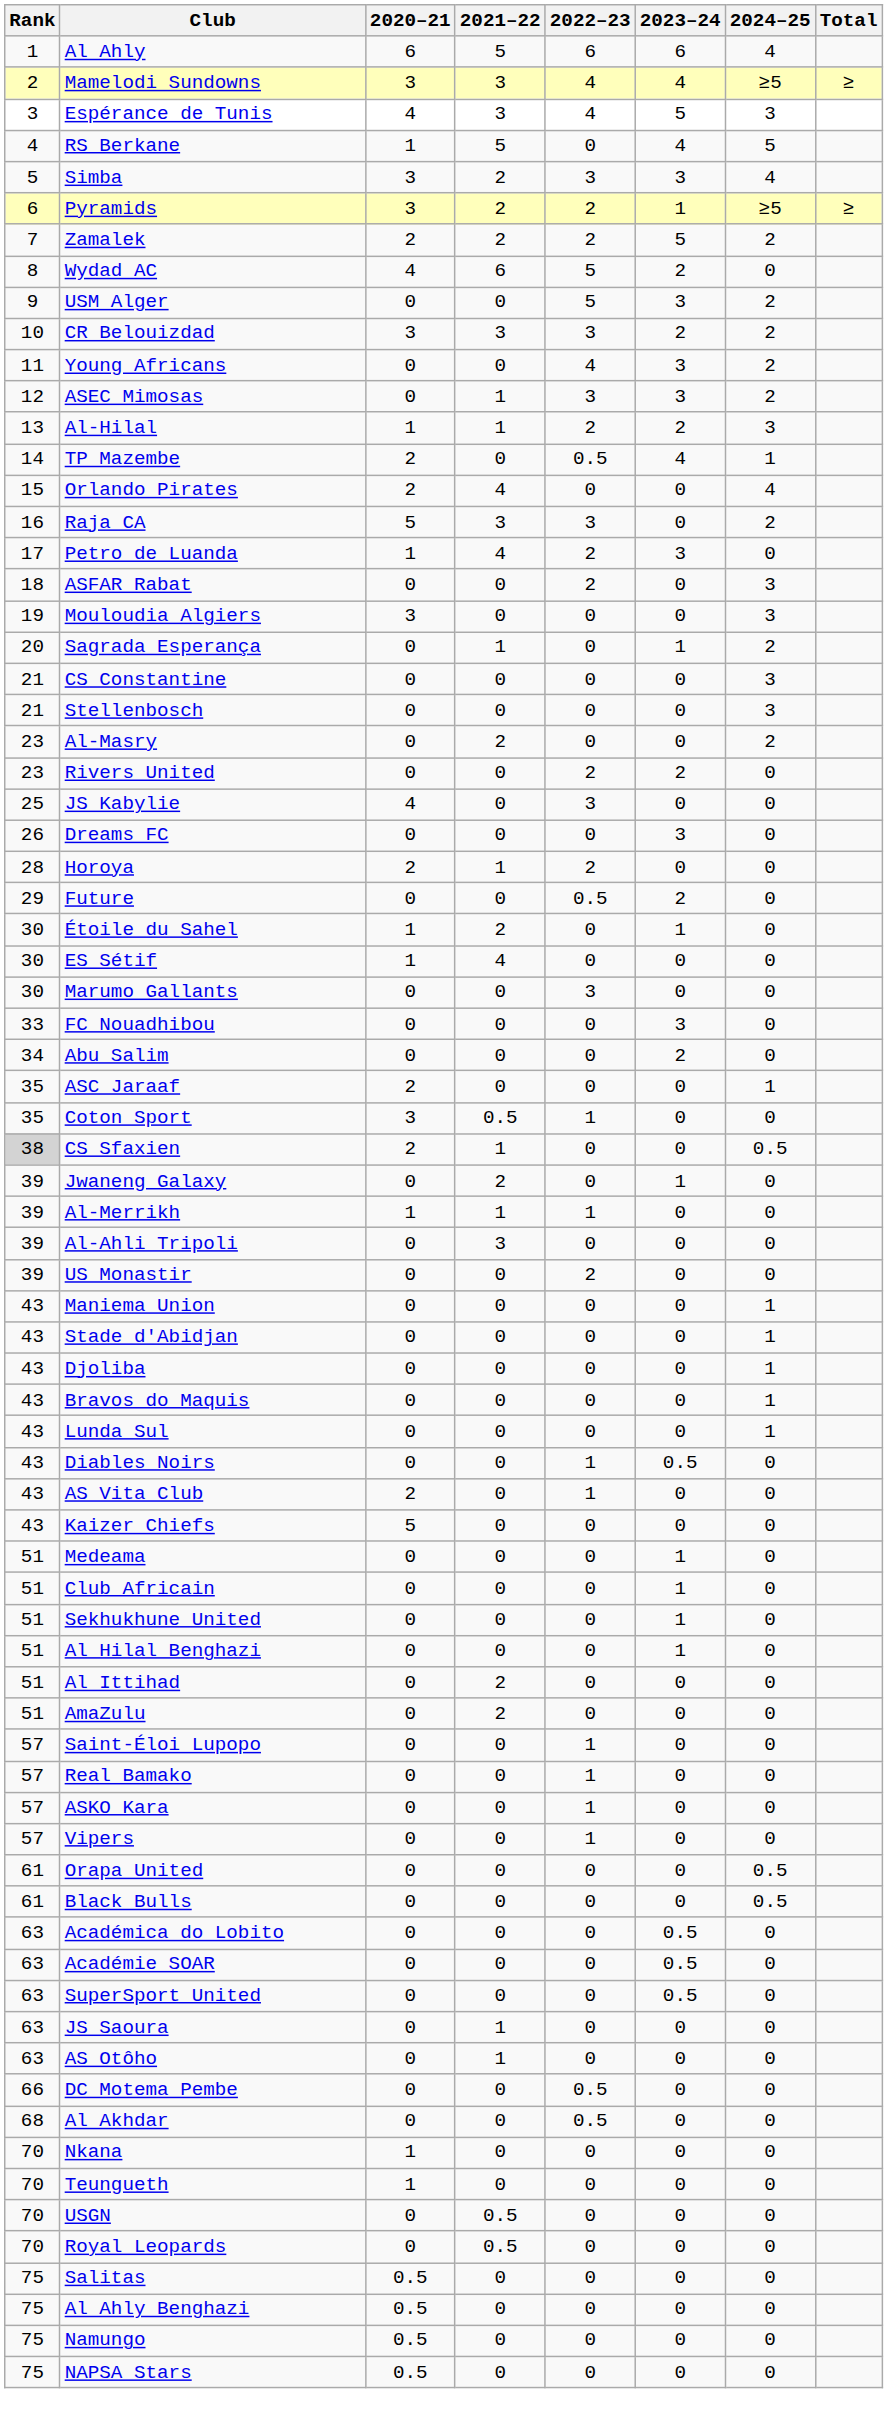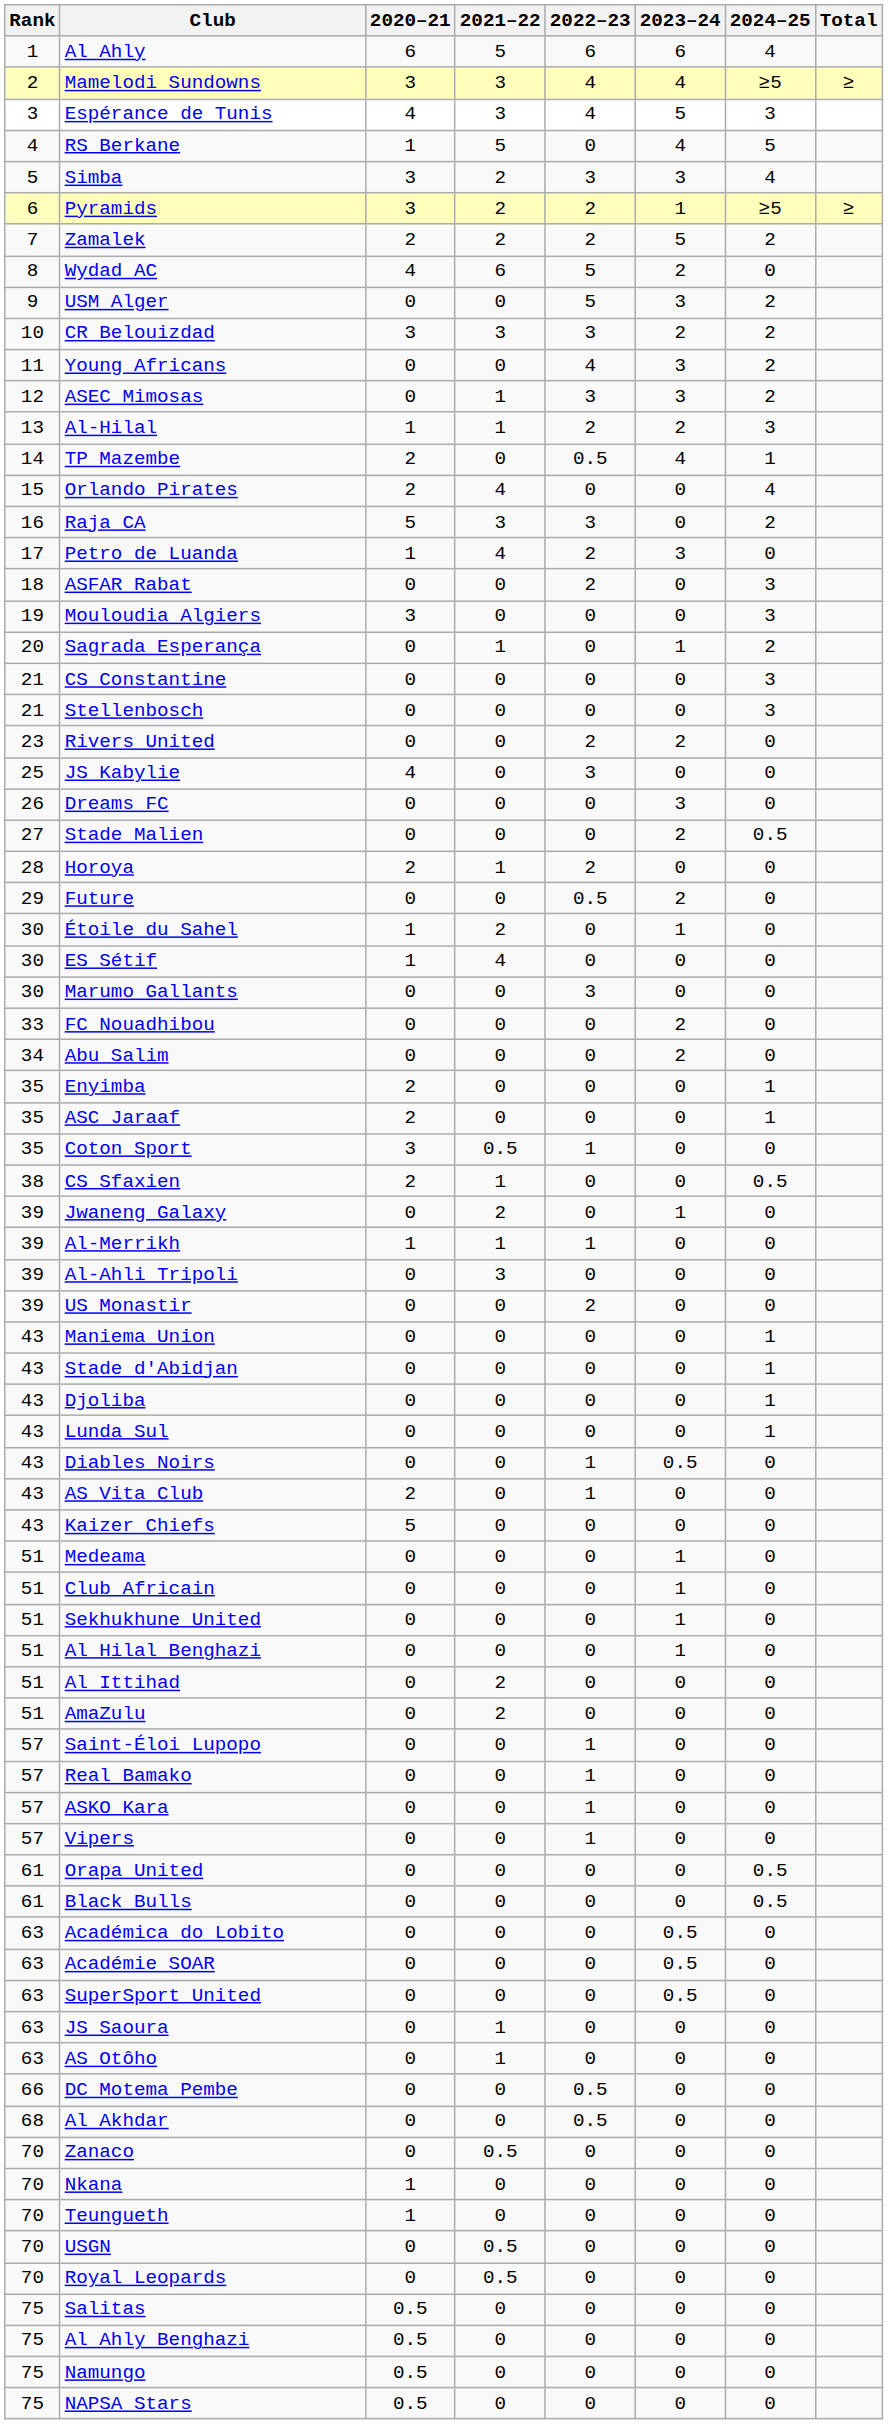- row: (111, 742)
+ row: (134, 836)
(680, 1024) 3 -> (680, 1024) 2
+ row: (105, 1087)
(32, 1149) lightgrey background -> (32, 1181) no background
- row: (157, 1400)
+ row: (99, 2153)
